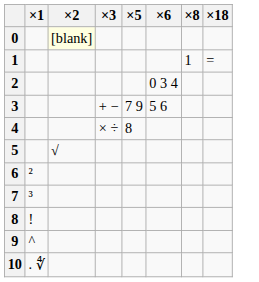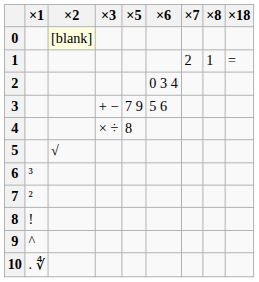+ column: (192, 15)
(31, 173) ² -> (31, 173) ³
(31, 196) ³ -> (31, 196) ²
